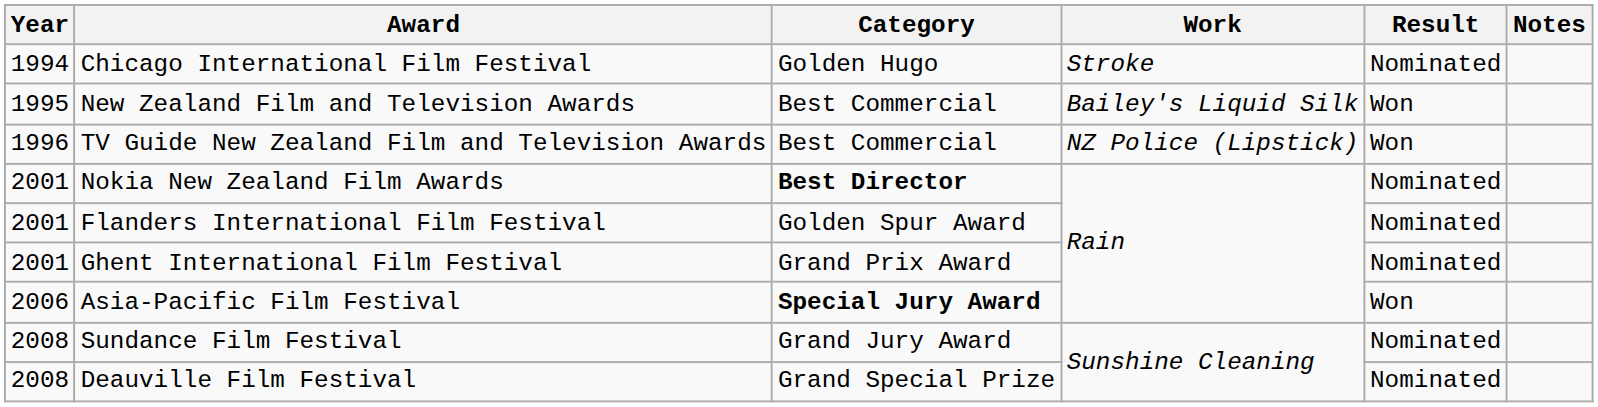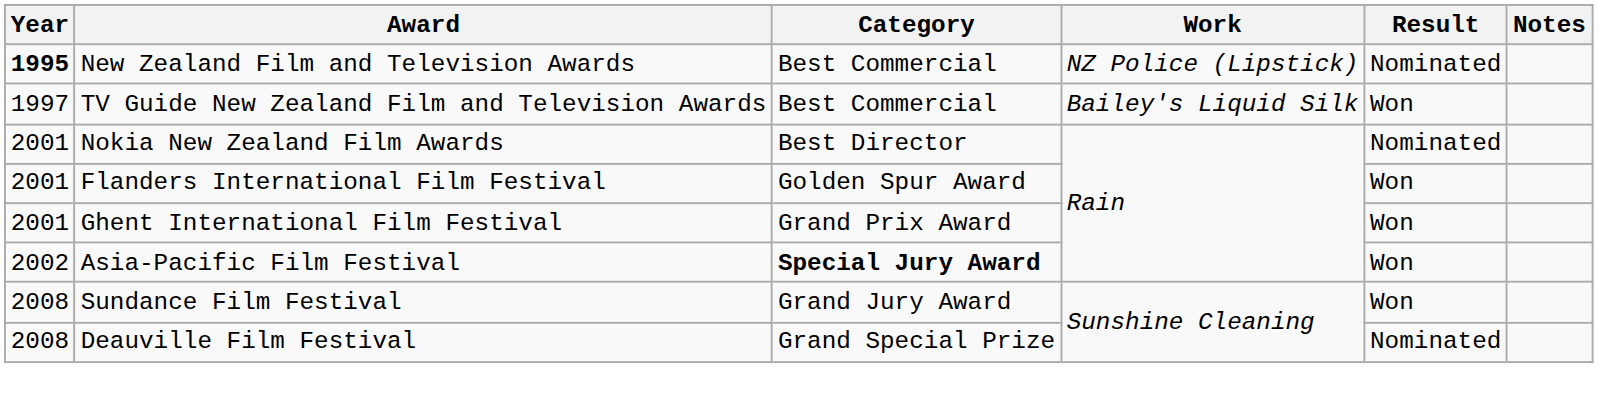- row: (336, 64)
(40, 104) normal -> (40, 64) bold
(1213, 104) Bailey's Liquid Silk -> (1213, 64) NZ Police (Lipstick)
(1392, 104) Won -> (1436, 64) Nominated
(40, 144) 1996 -> (40, 104) 1997
(1213, 144) NZ Police (Lipstick) -> (1213, 104) Bailey's Liquid Silk
(873, 183) bold -> (873, 144) normal
(1436, 223) Nominated -> (1392, 183) Won
(1436, 262) Nominated -> (1392, 223) Won
(40, 302) 2006 -> (40, 262) 2002
(1436, 342) Nominated -> (1392, 302) Won
